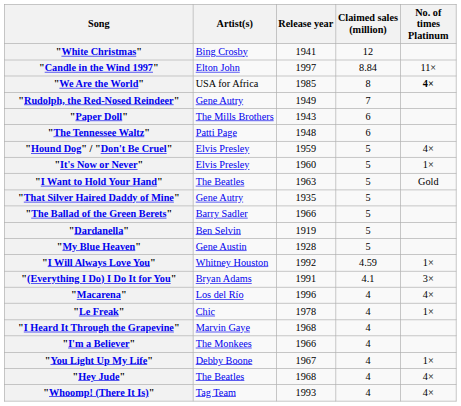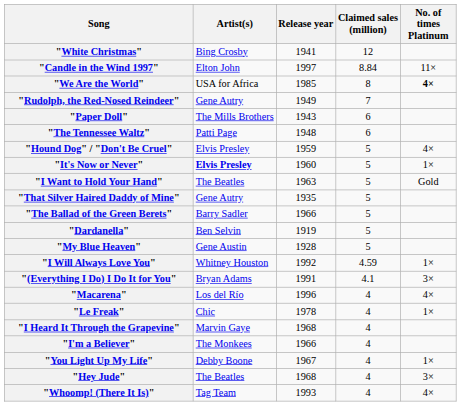(223, 165) normal -> (224, 165) bold
(428, 376) 4× -> (428, 376) 3×
